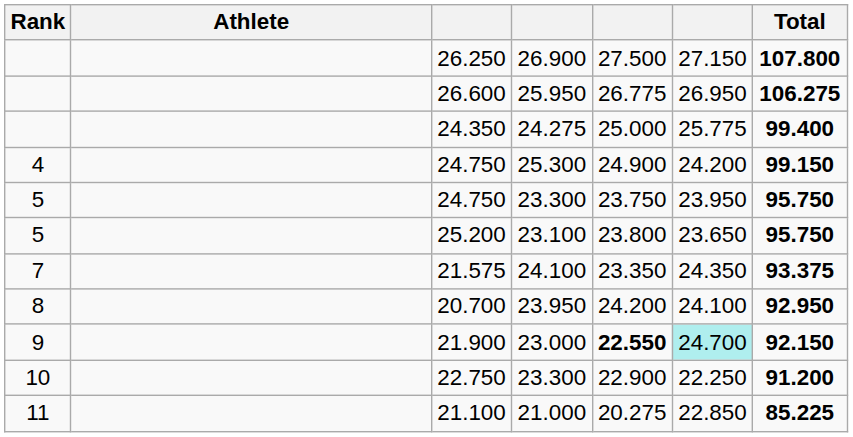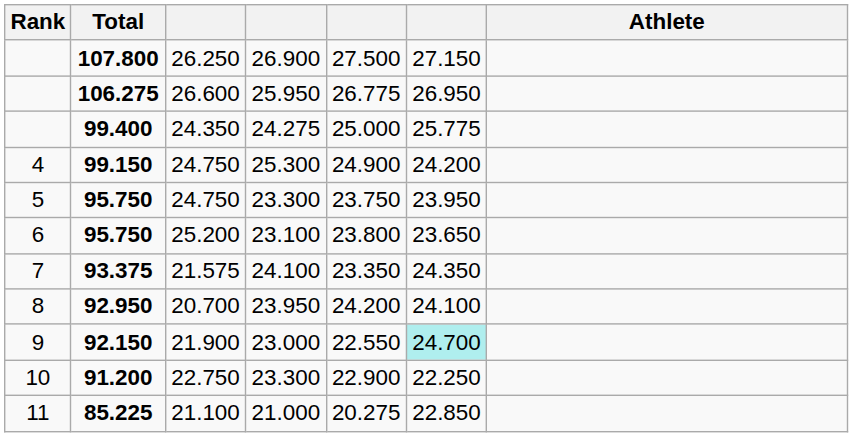columns swapped: (251, 22) <-> (800, 22)
(38, 235) 5 -> (38, 235) 6
(632, 341) bold -> (366, 341) normal
